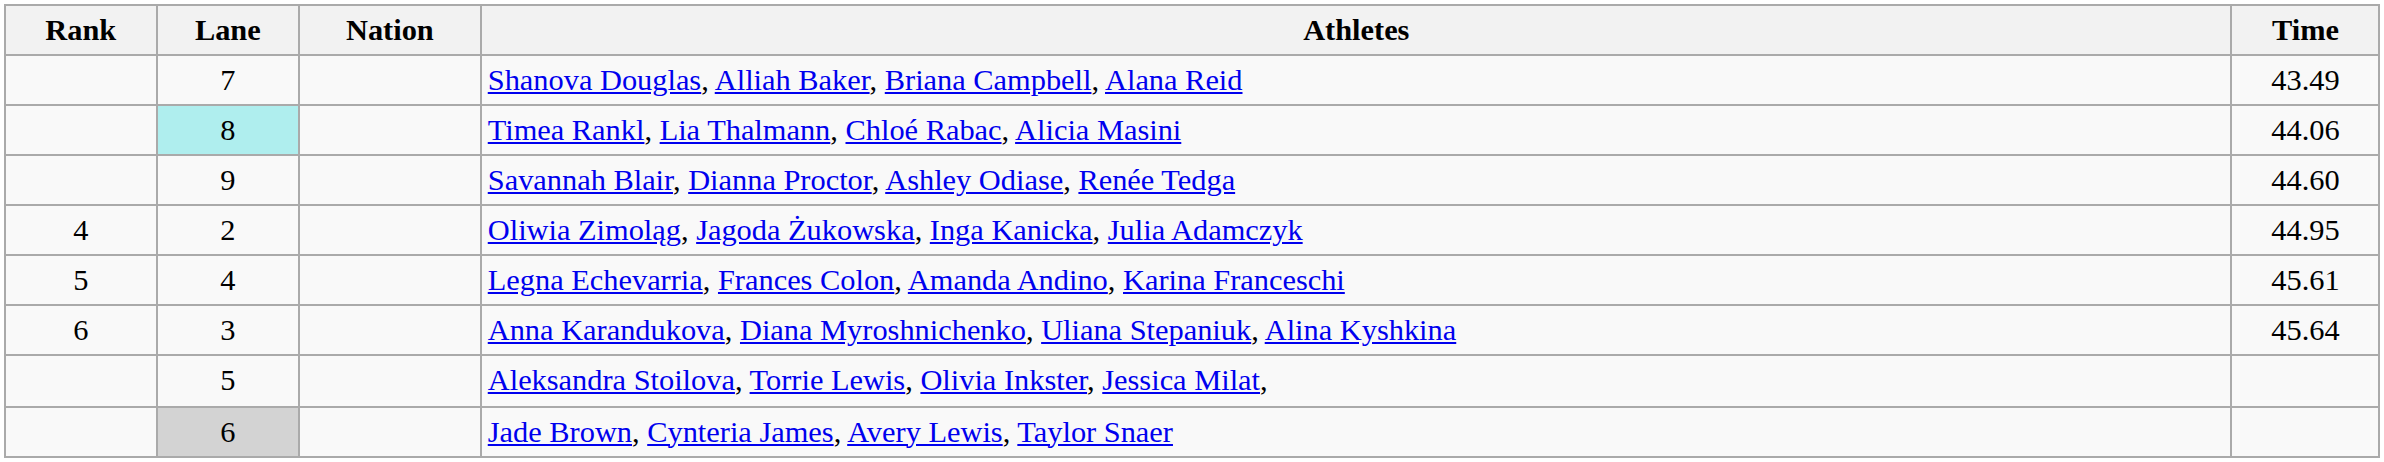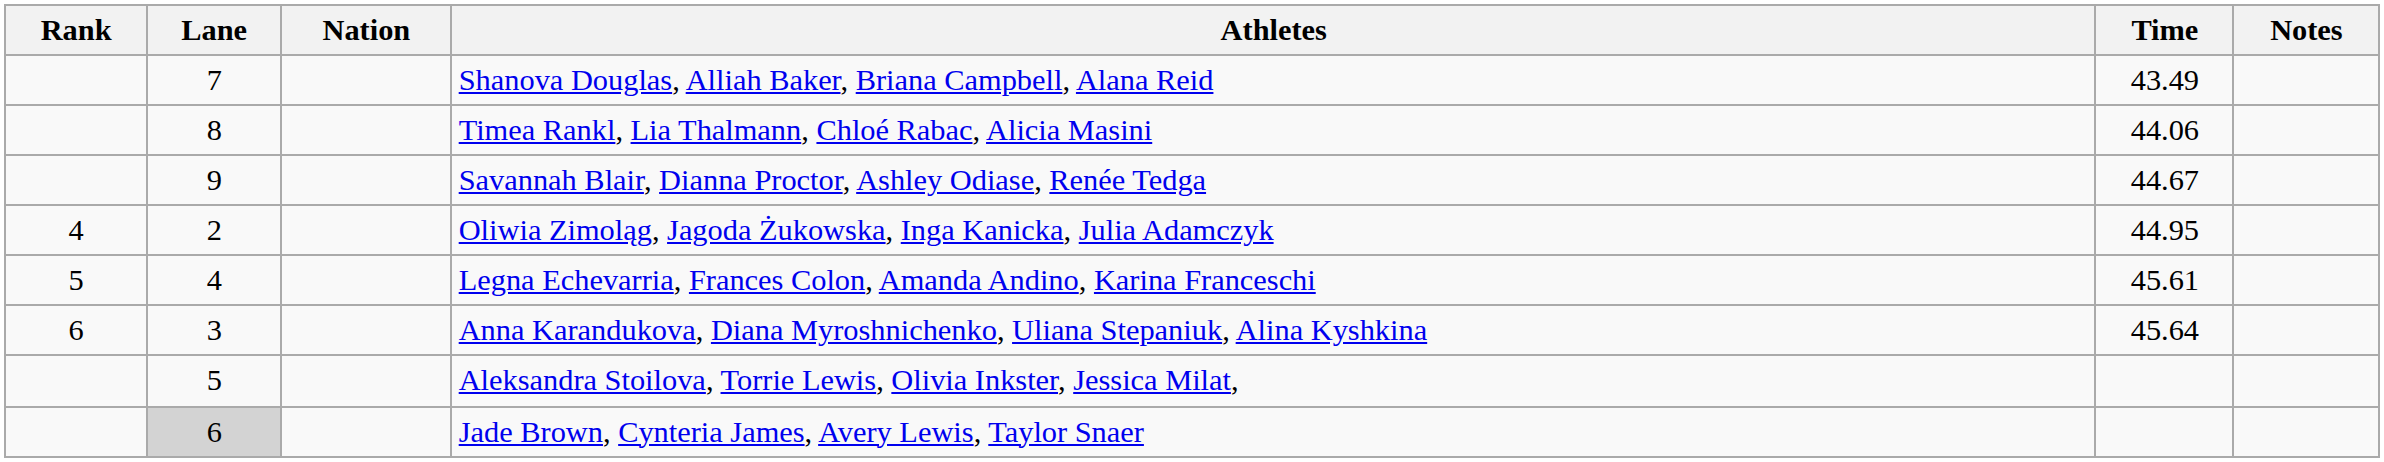+ column: (2306, 29)
(228, 130) paleturquoise background -> (214, 130) no background
(2305, 180) 44.60 -> (2165, 180) 44.67
